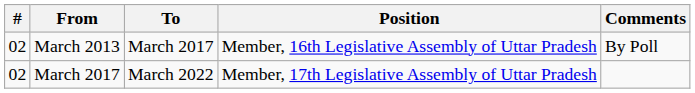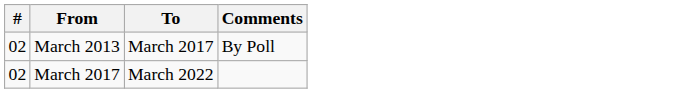- column: (409, 18)
